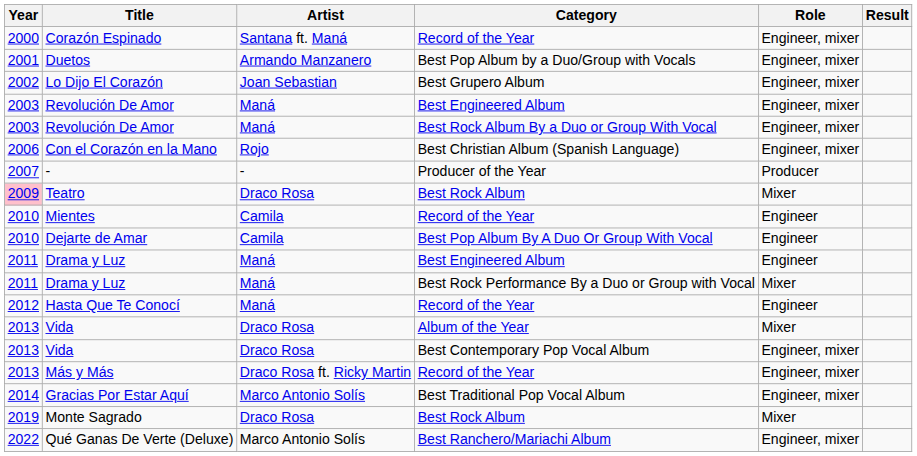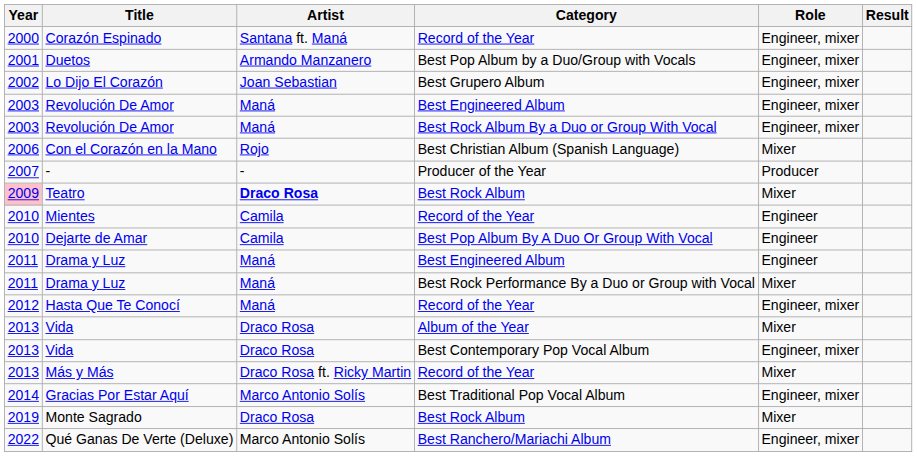(810, 149) Engineer, mixer -> (779, 149) Mixer
(277, 194) normal -> (279, 194) bold
(790, 305) Engineer -> (810, 305) Engineer, mixer
(810, 372) Engineer, mixer -> (779, 372) Mixer
